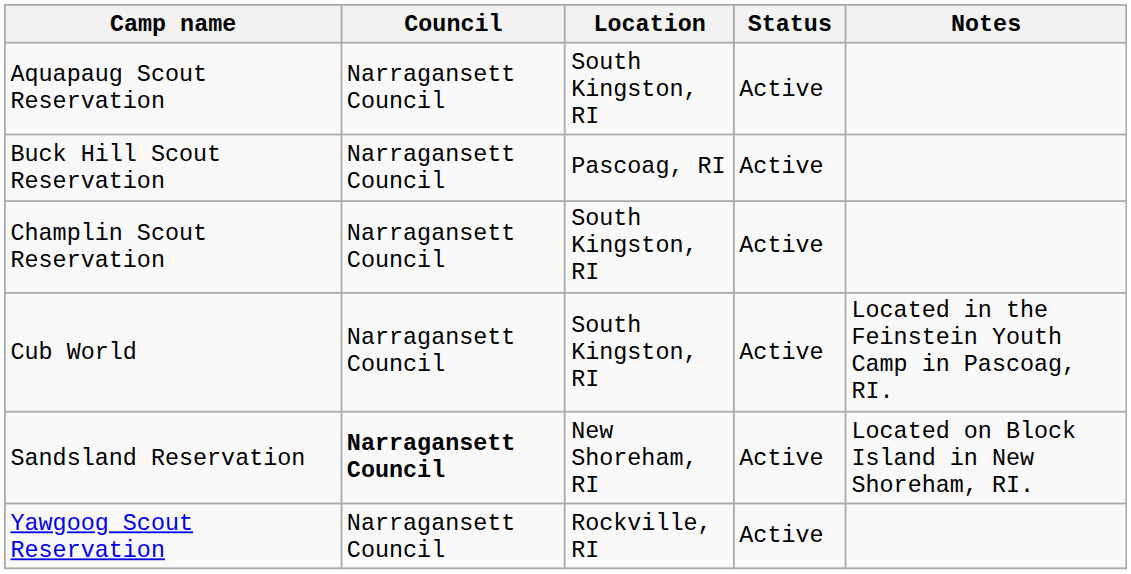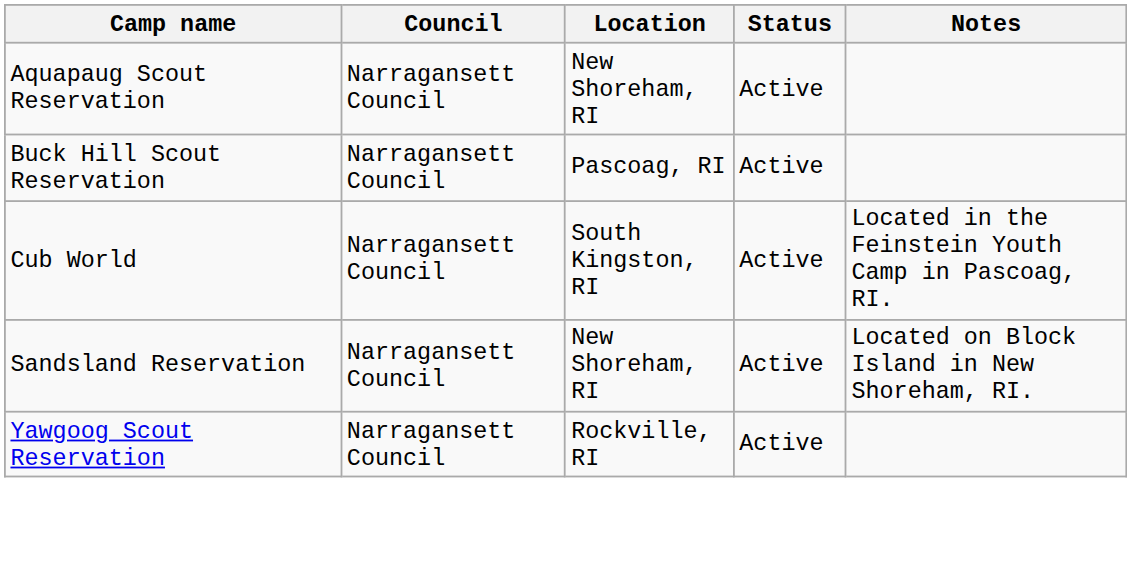(634, 89) South Kingston, RI -> (634, 89) New Shoreham, RI
- row: (109, 246)
(431, 458) bold -> (431, 366) normal
